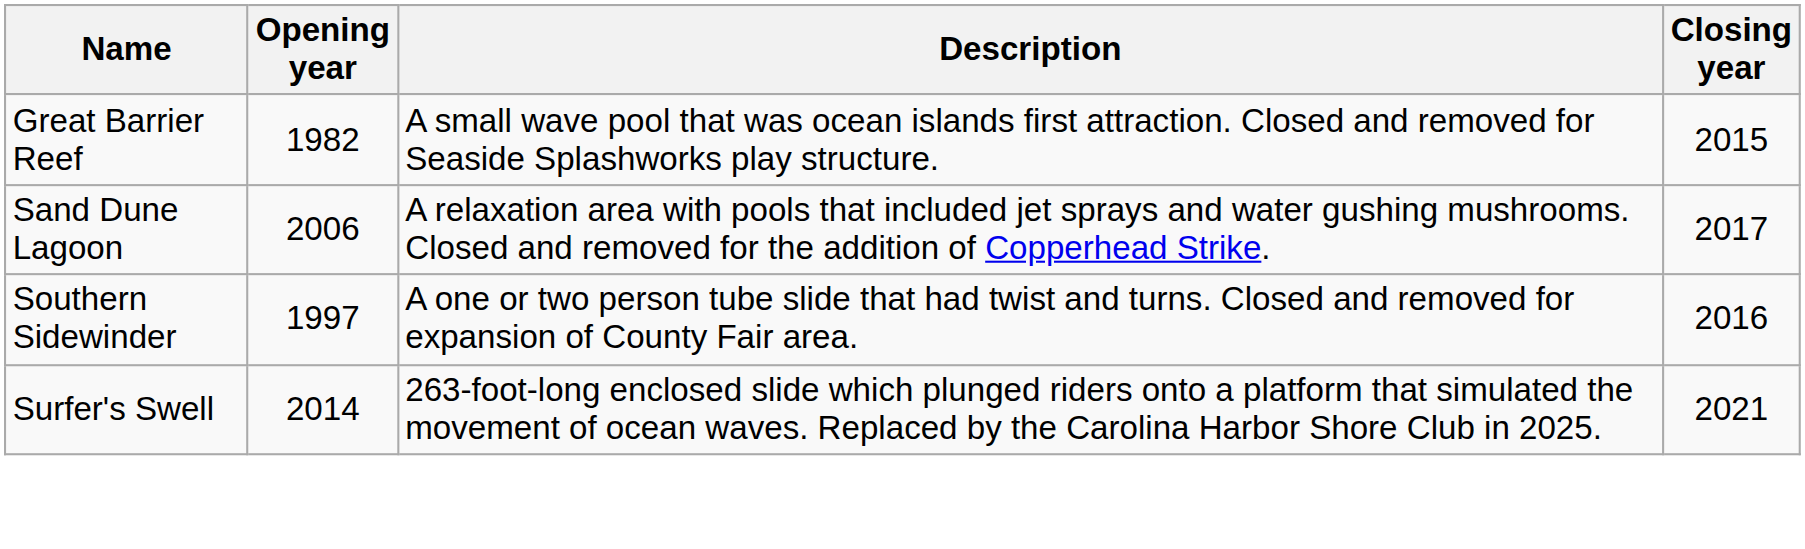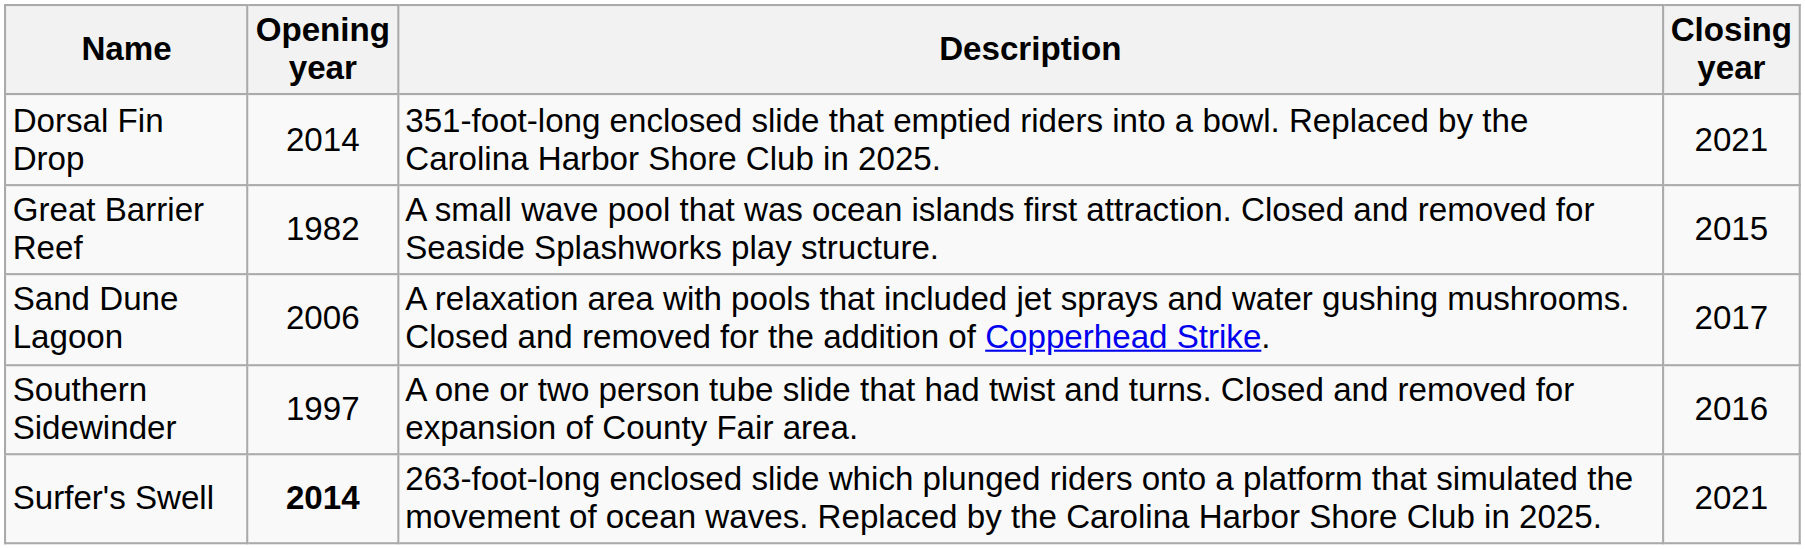+ row: (88, 139)
(323, 408) normal -> (323, 498) bold
